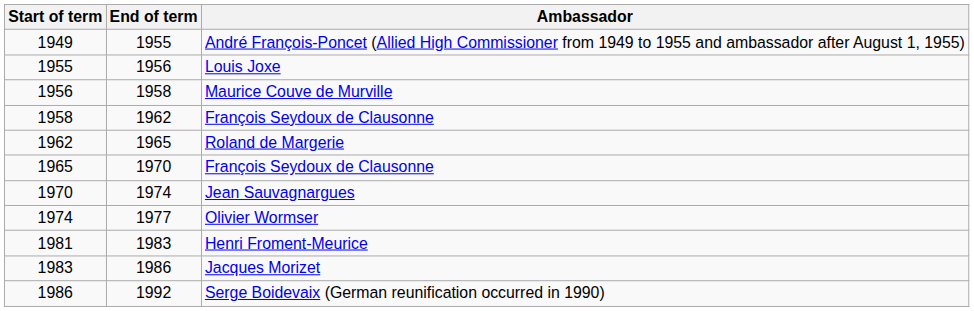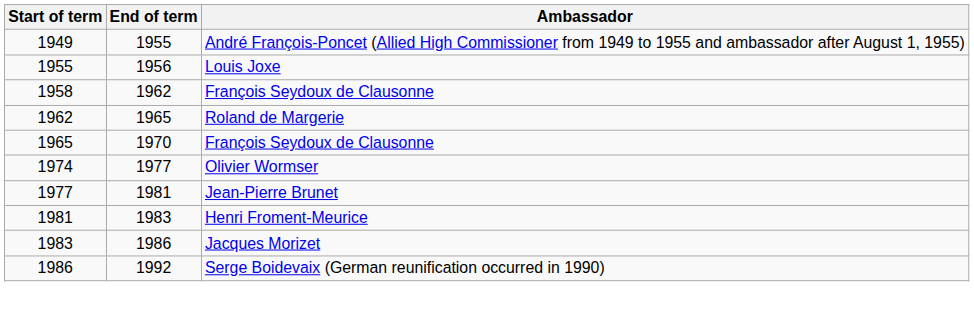- row: (55, 92)
- row: (55, 192)
+ row: (55, 192)
